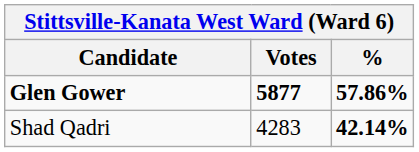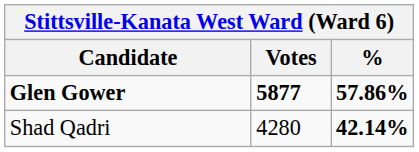(279, 127) 4283 -> (279, 127) 4280
